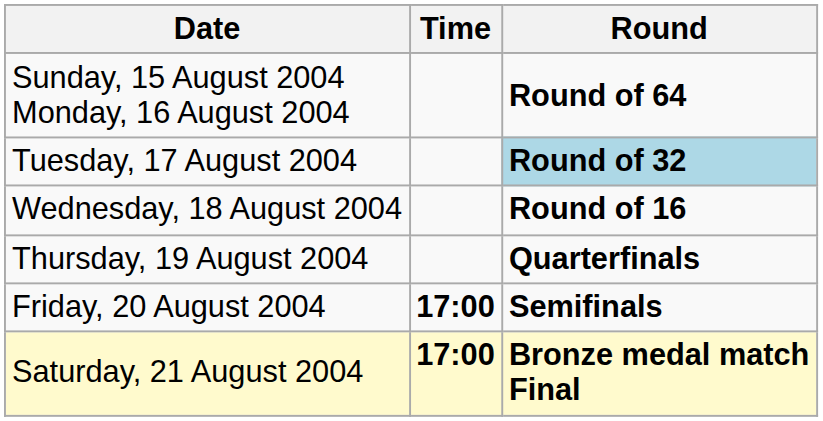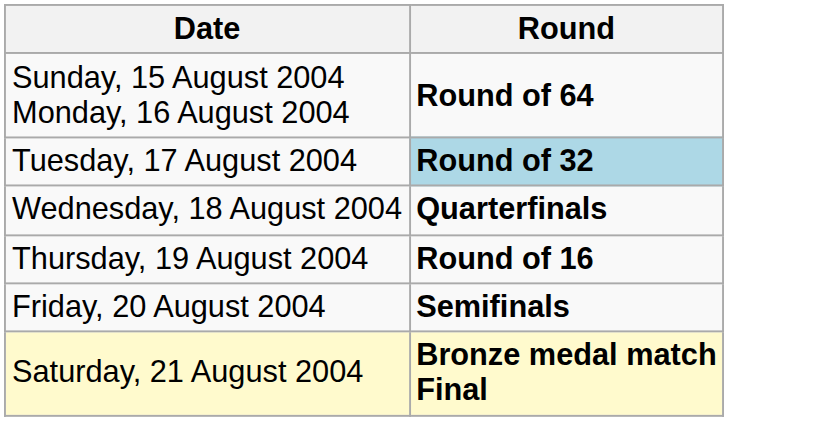- column: (455, 28)
(598, 209) Round of 16 -> (512, 209) Quarterfinals
(605, 258) Quarterfinals -> (505, 258) Round of 16
